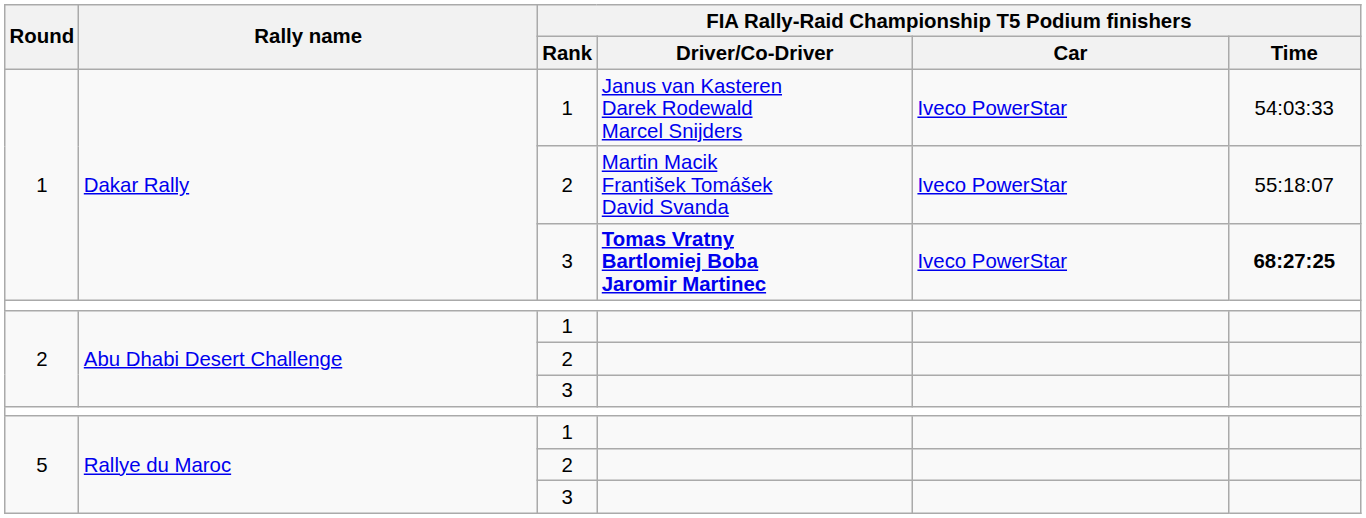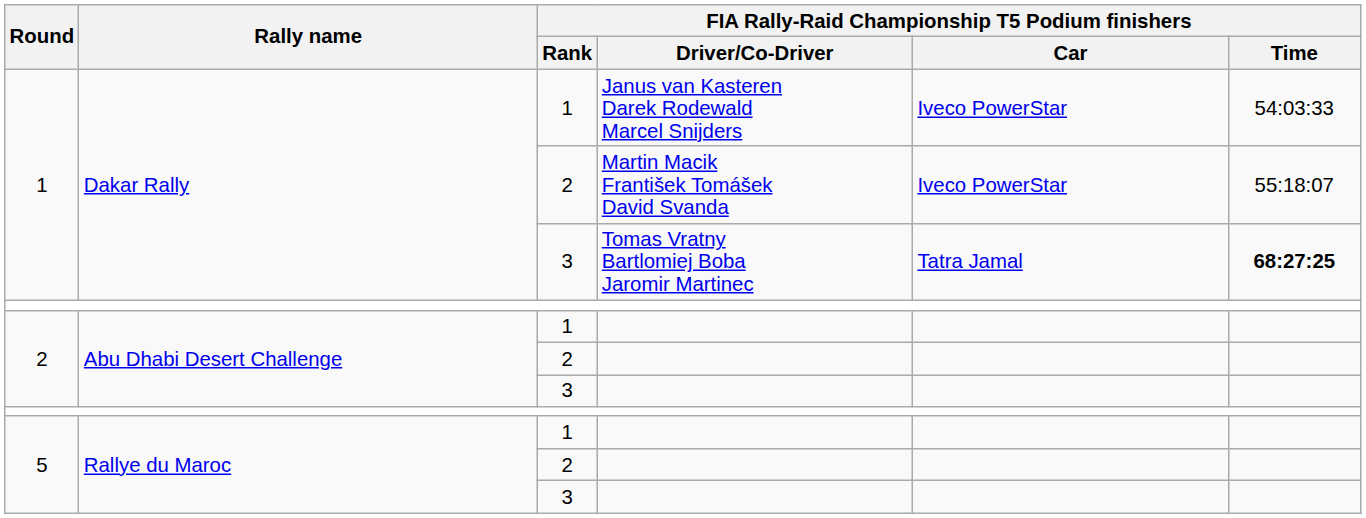(684, 262) bold -> (678, 262) normal
(992, 262) Iveco PowerStar -> (970, 262) Tatra Jamal
